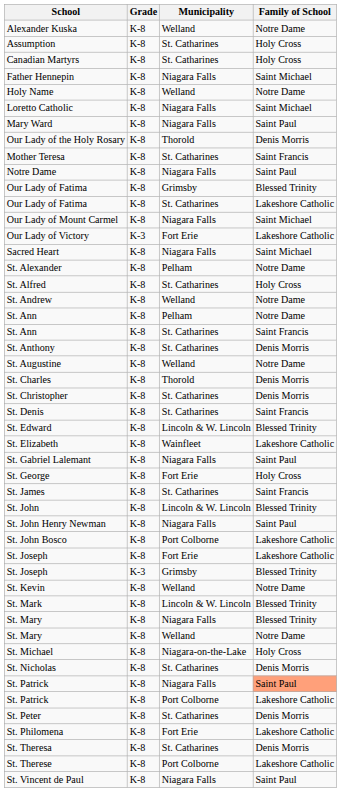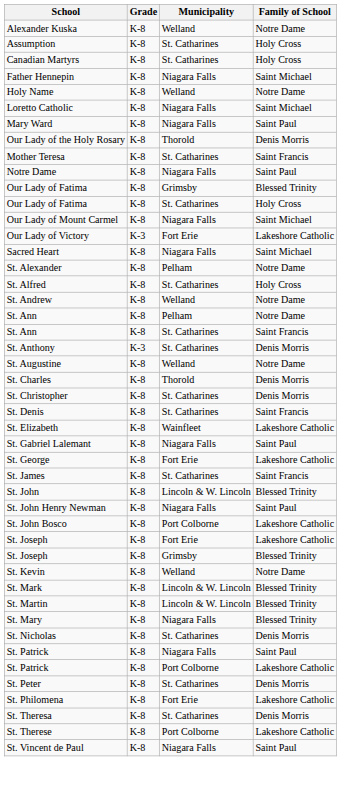(295, 204) Lakeshore Catholic -> (278, 204) Holy Cross
(138, 348) K-8 -> (138, 348) K-3
- row: (29, 428)
(278, 476) Holy Cross -> (295, 460) Lakeshore Catholic
(138, 572) K-3 -> (138, 556) K-8
+ row: (27, 603)
- row: (24, 635)
- row: (30, 651)
(276, 683) lightsalmon background -> (276, 651) no background
